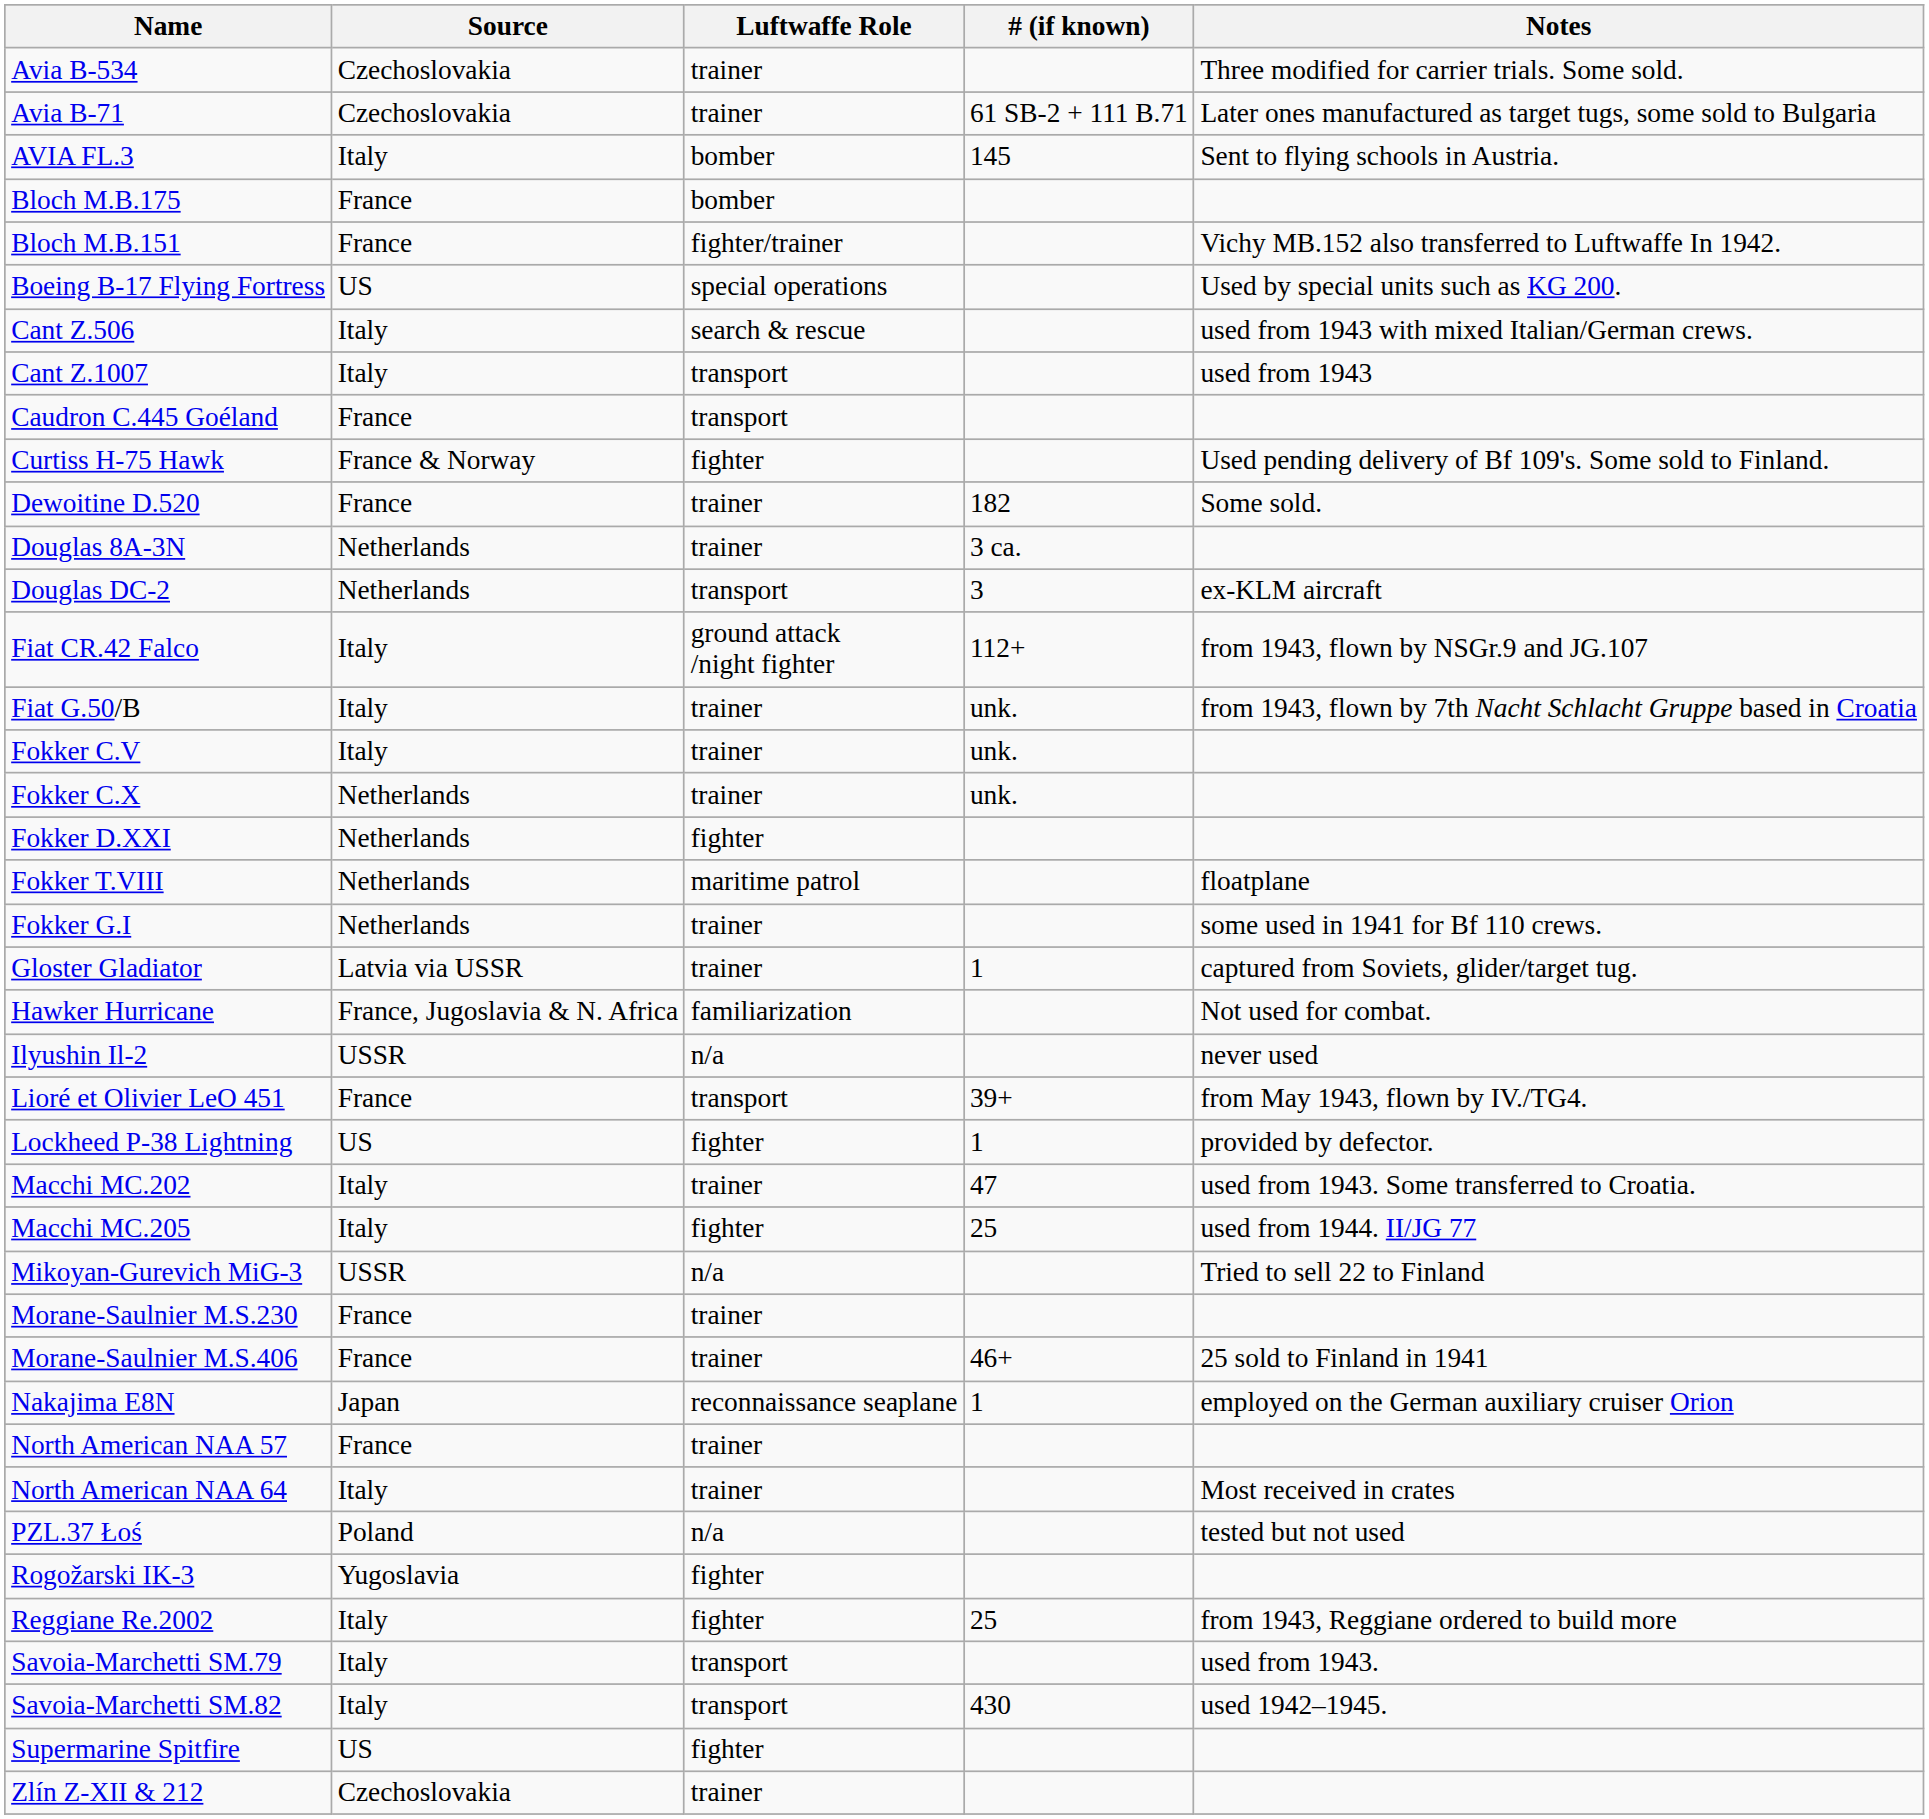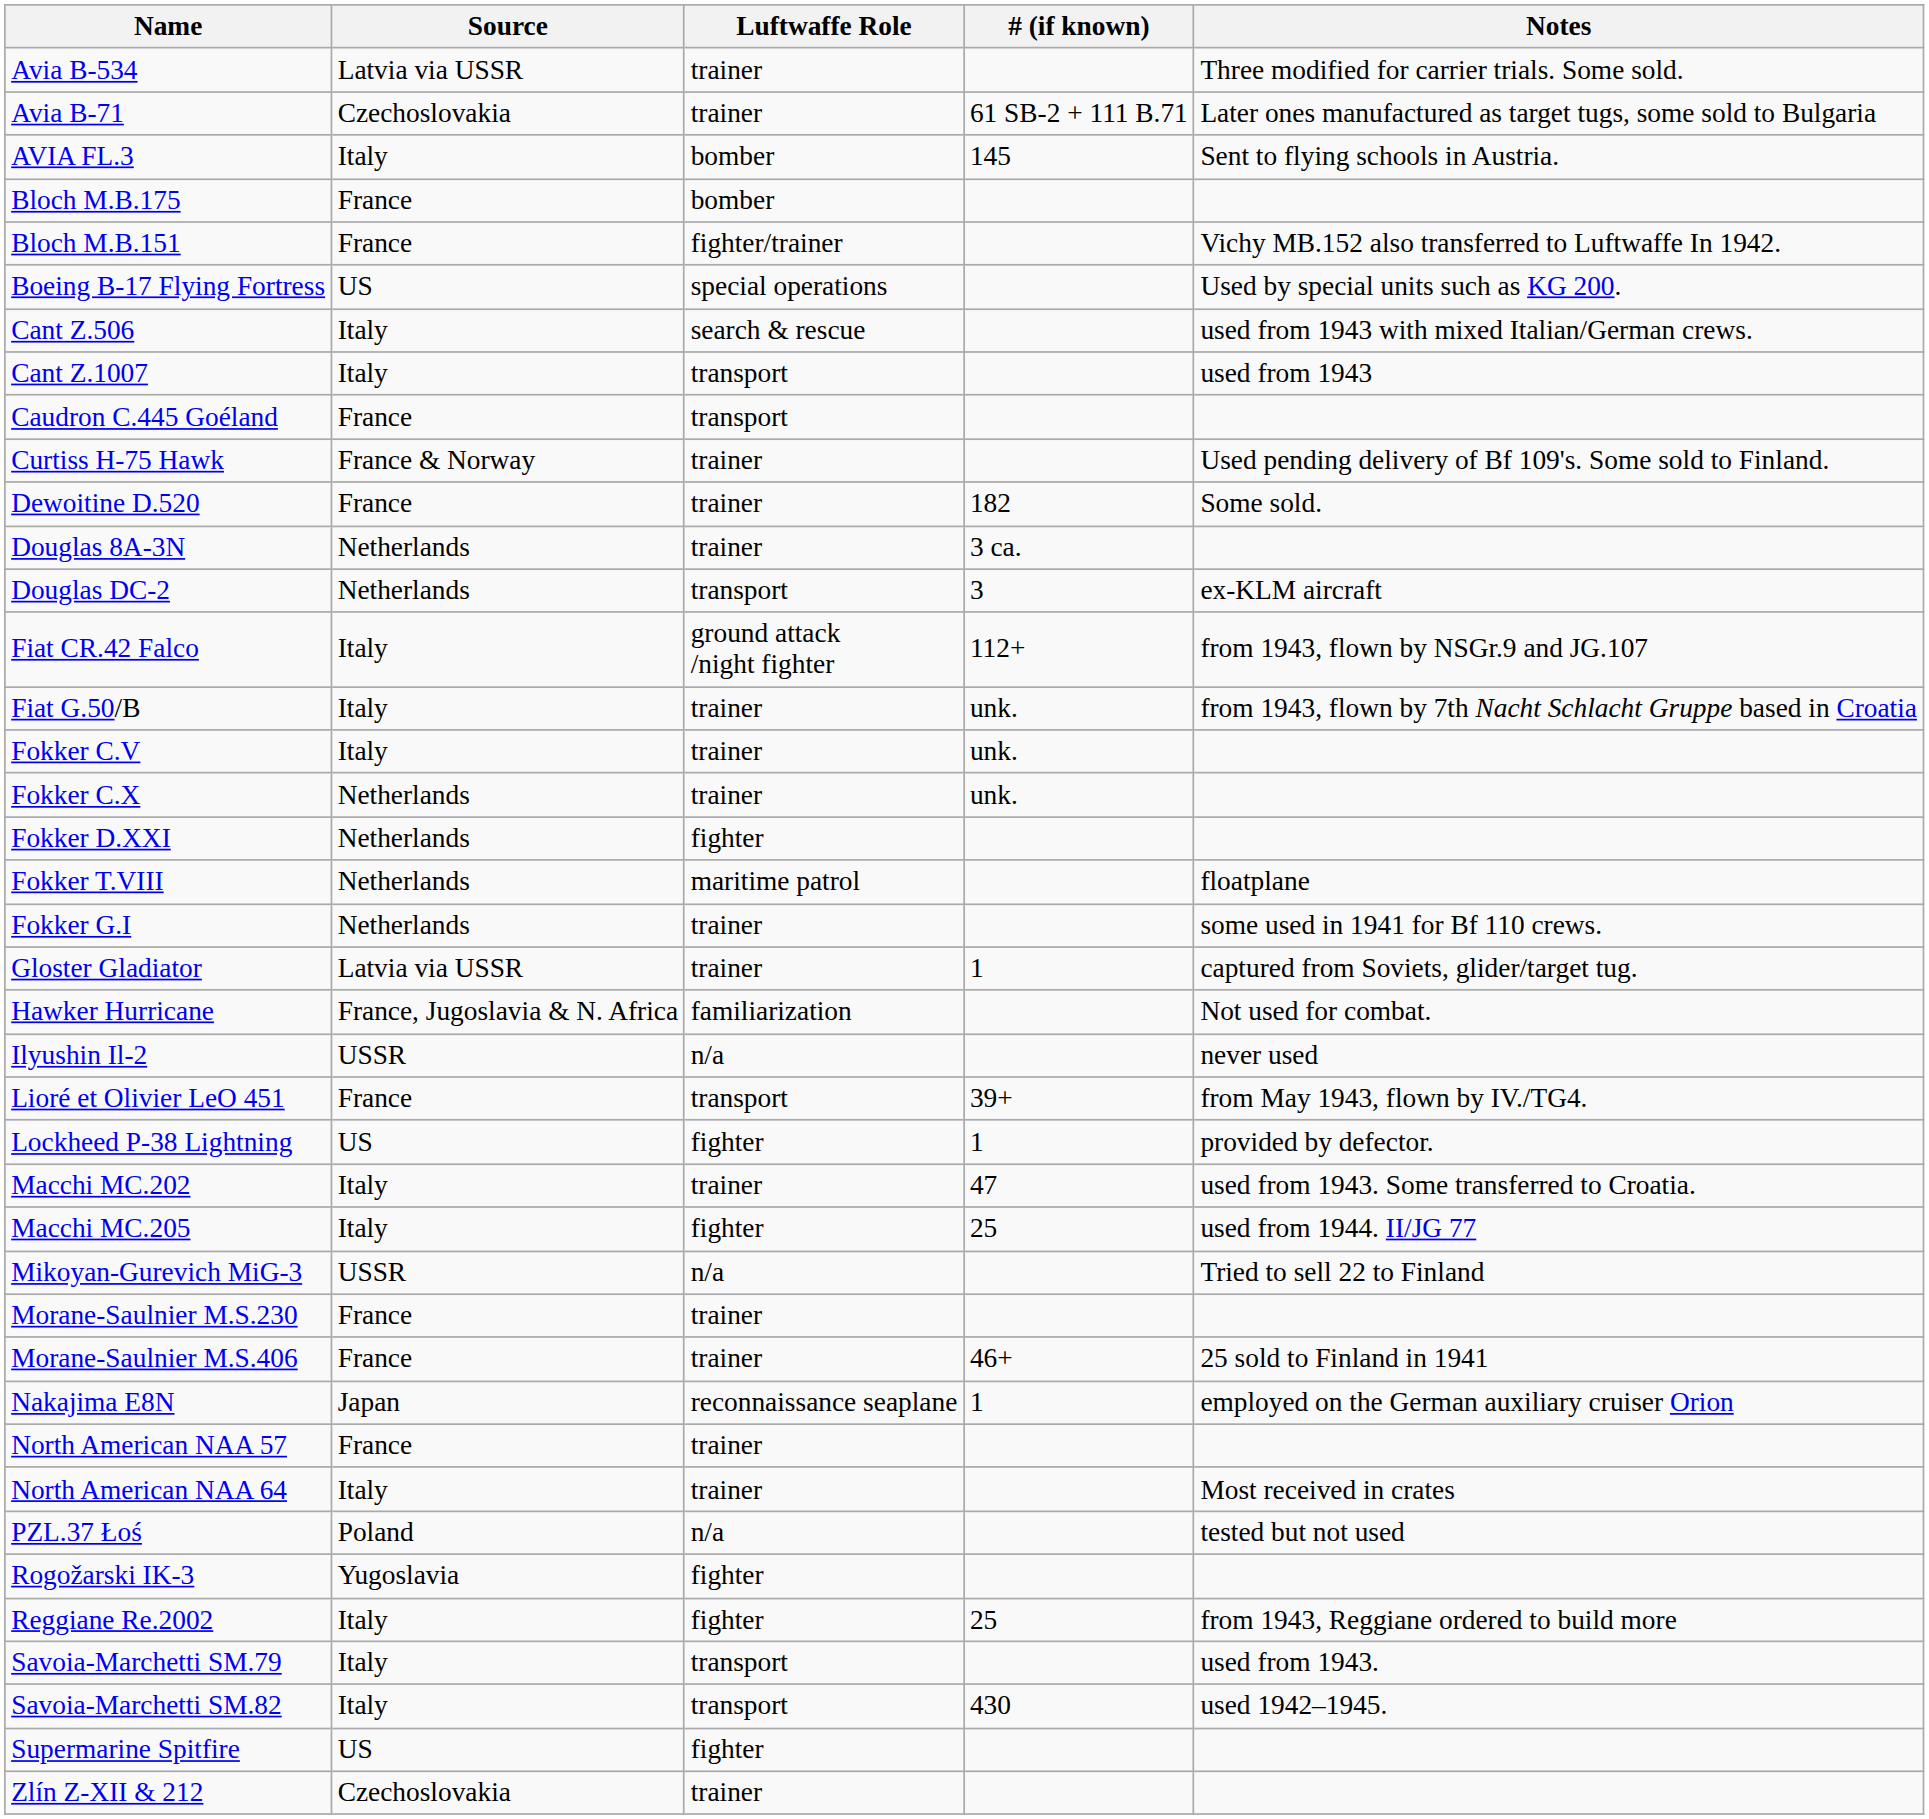(424, 69) Czechoslovakia -> (430, 69) Latvia via USSR
(727, 460) fighter -> (726, 460) trainer
